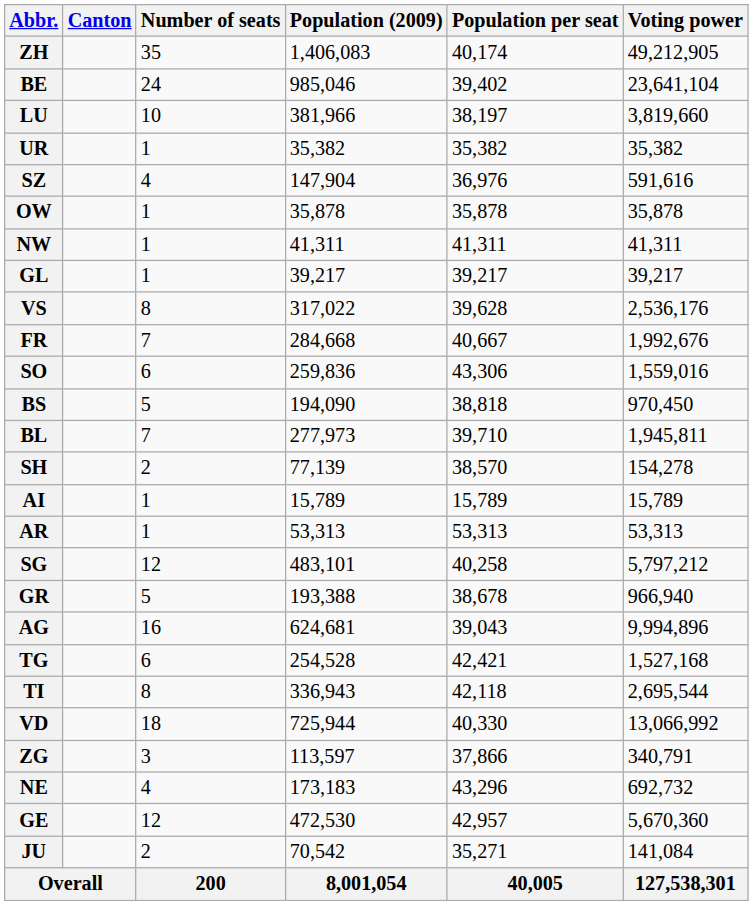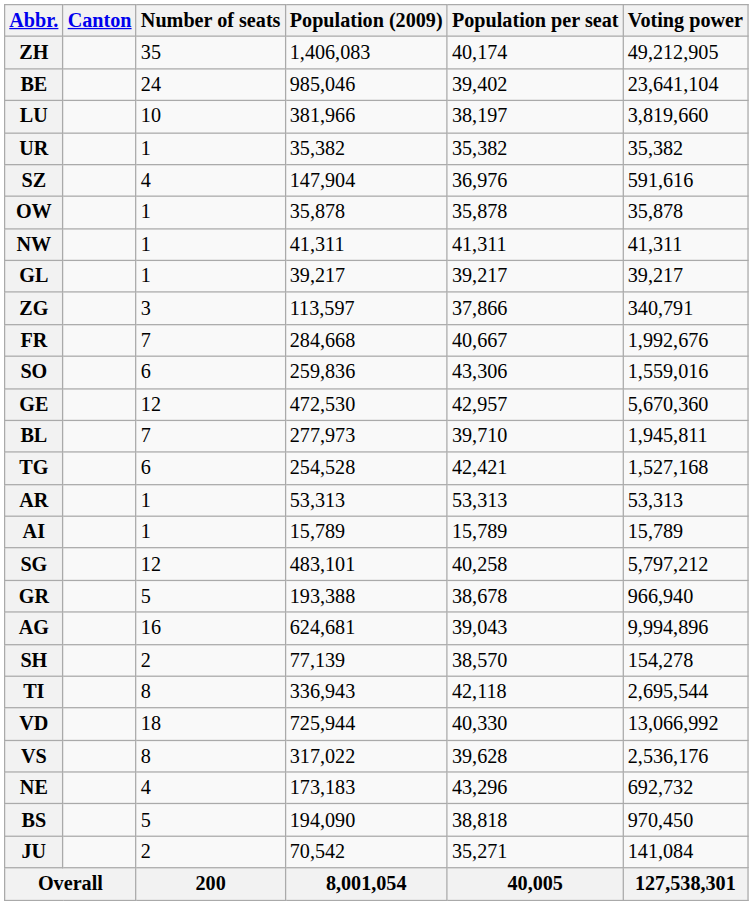rows swapped: (34, 755) <-> (34, 308)
rows swapped: (34, 404) <-> (34, 819)
rows swapped: (34, 468) <-> (34, 659)
rows swapped: (34, 532) <-> (34, 500)
